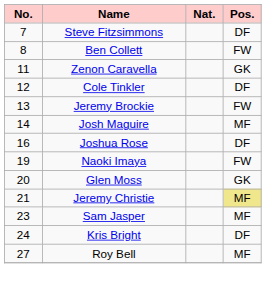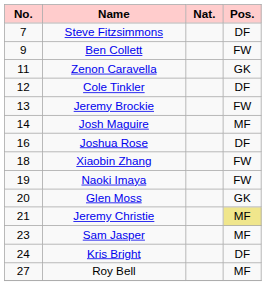(23, 51) 8 -> (23, 51) 9
+ row: (114, 161)
